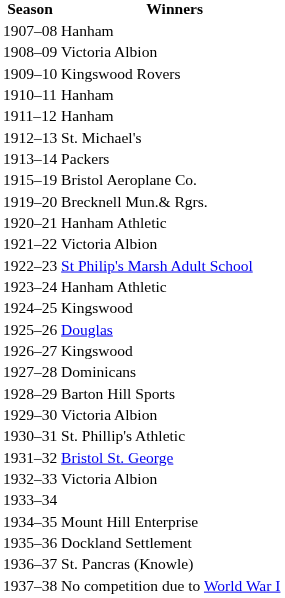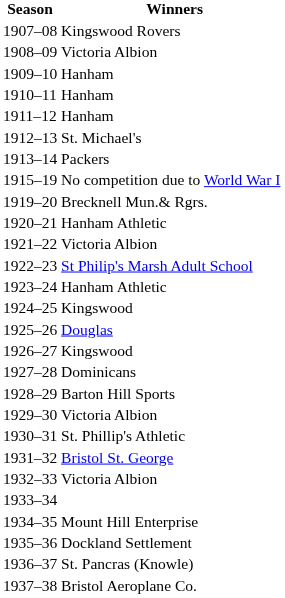(87, 30) Hanham -> (121, 30) Kingswood Rovers
(121, 73) Kingswood Rovers -> (87, 73) Hanham
(129, 180) Bristol Aeroplane Co. -> (171, 180) No competition due to World War I
(171, 585) No competition due to World War I -> (129, 585) Bristol Aeroplane Co.
